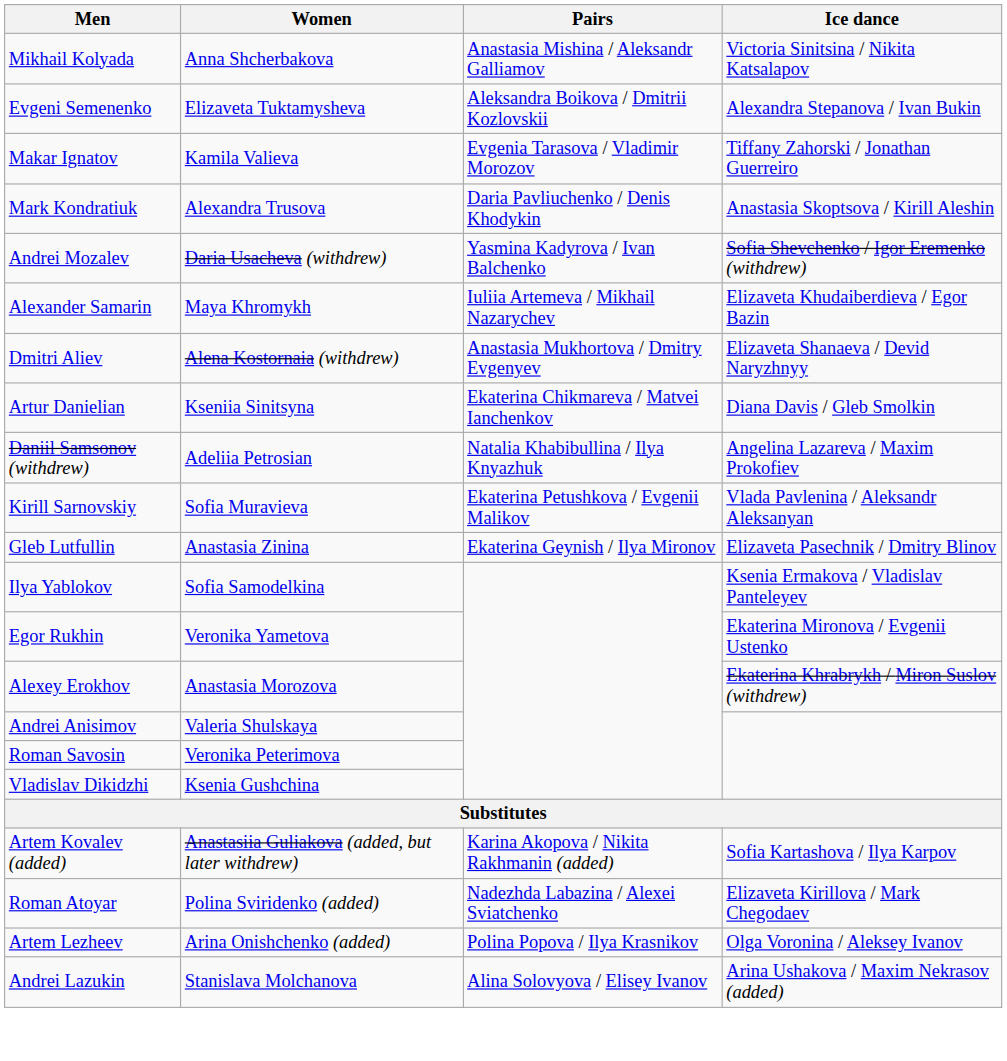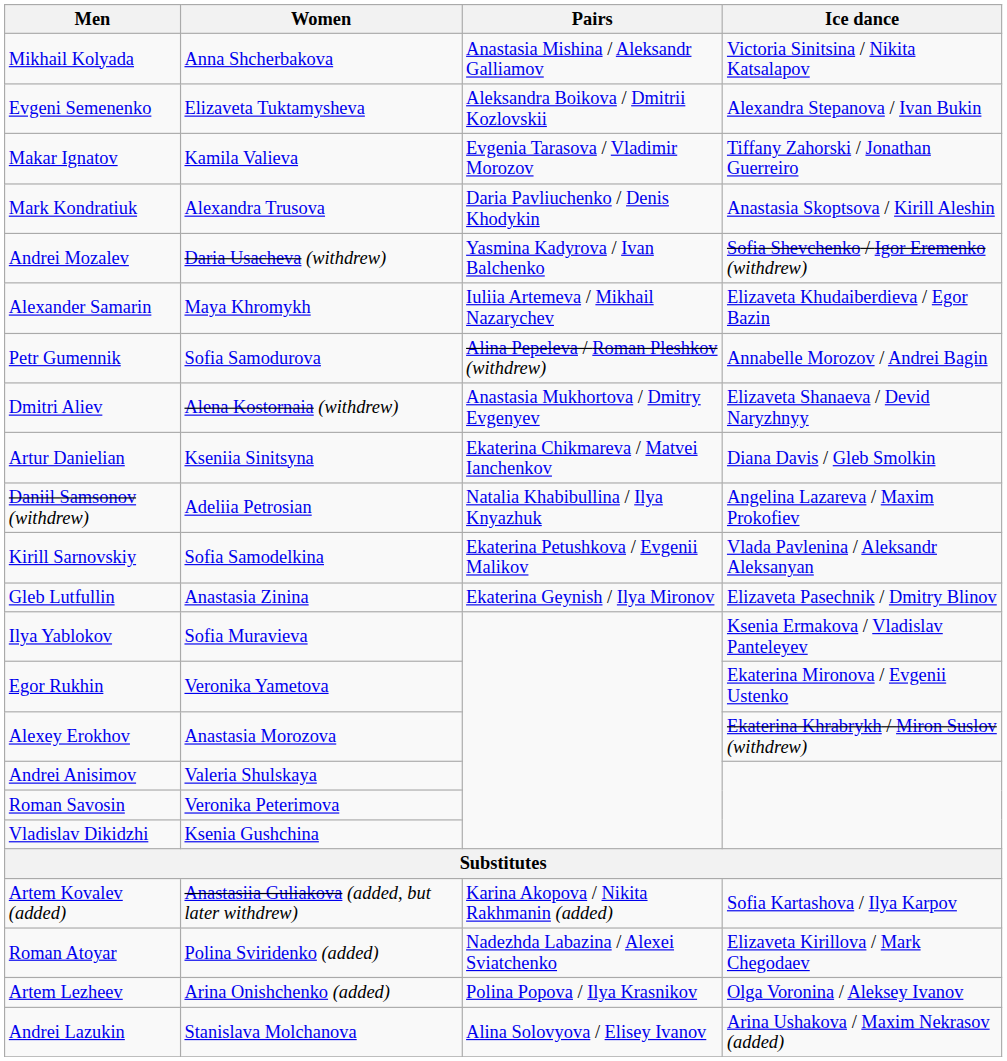+ row: (65, 357)
(246, 507) Sofia Muravieva -> (254, 557) Sofia Samodelkina
(255, 586) Sofia Samodelkina -> (246, 636) Sofia Muravieva
